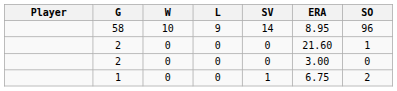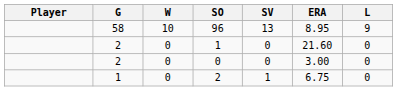columns swapped: (218, 13) <-> (367, 13)
(267, 29) 14 -> (267, 29) 13
